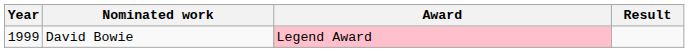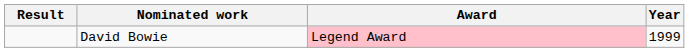columns swapped: (24, 15) <-> (647, 15)
